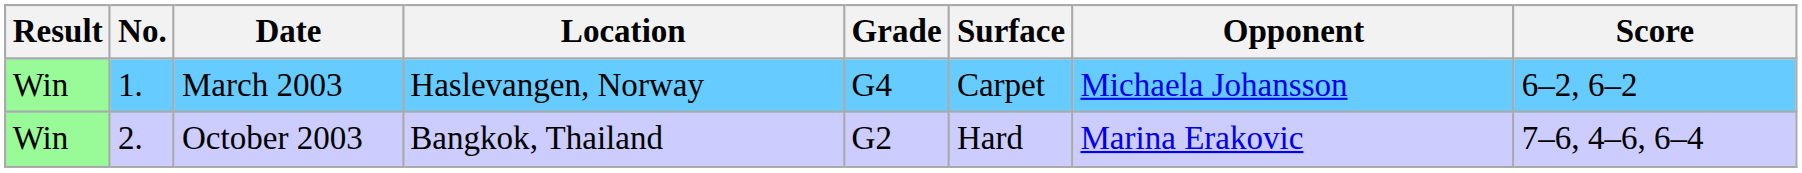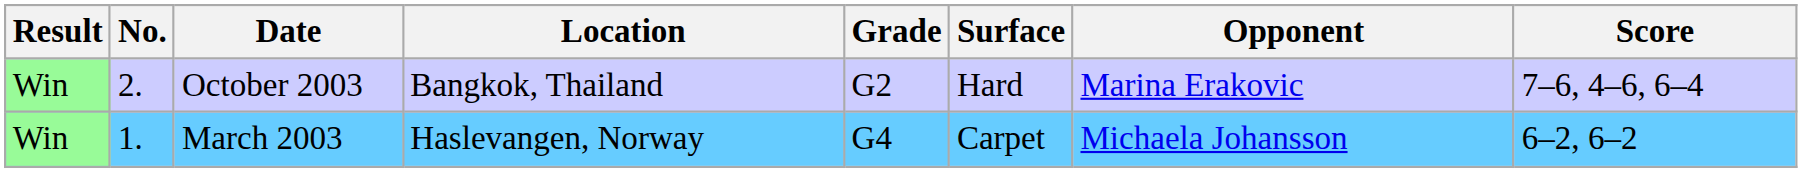rows swapped: (262, 84) <-> (272, 138)
